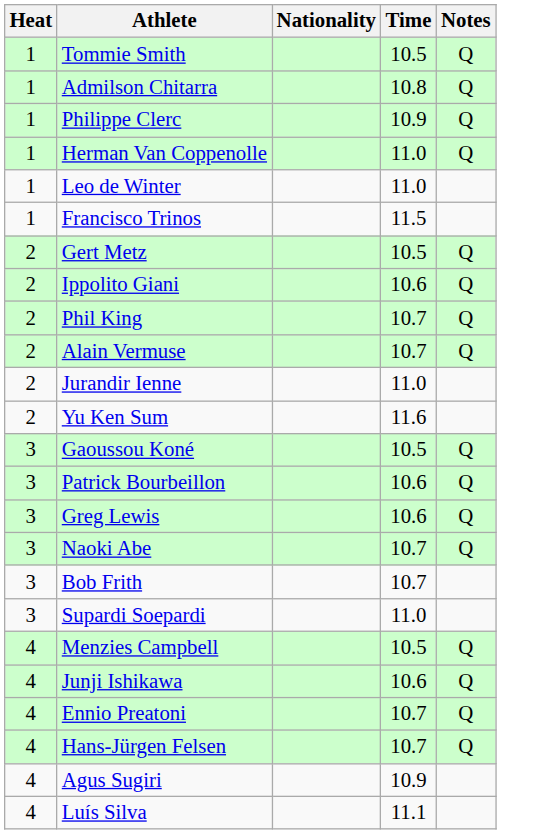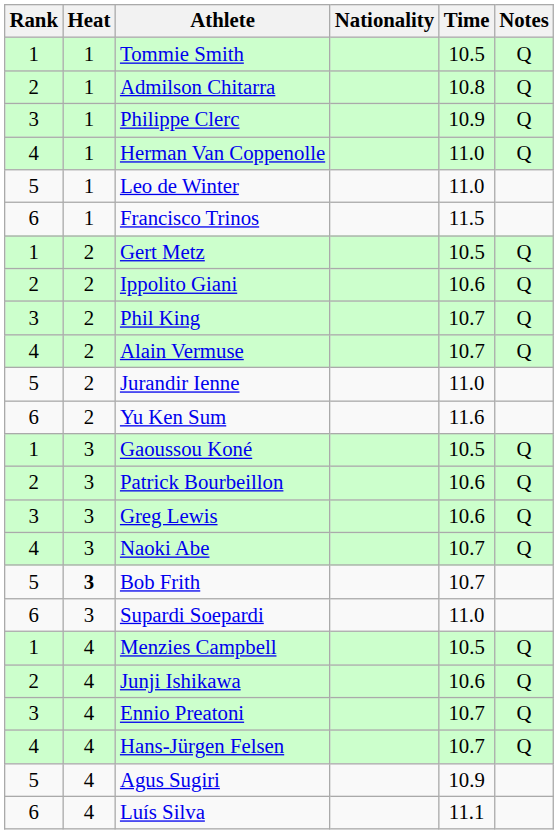+ column: (34, 20)
(31, 581) normal -> (89, 581) bold
